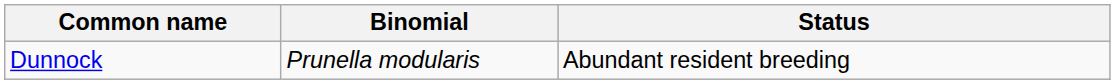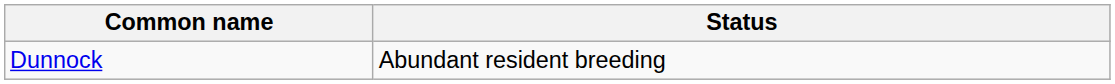- column: (419, 23)
